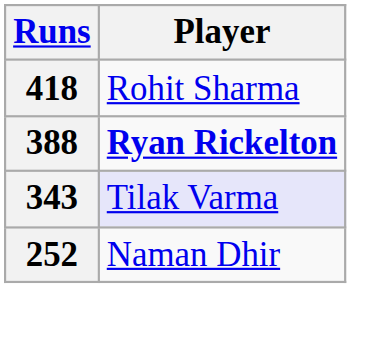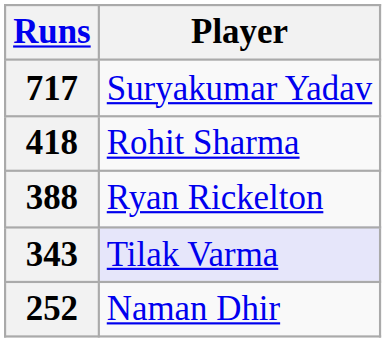+ row: (52, 87)
(222, 142) bold -> (215, 198) normal
